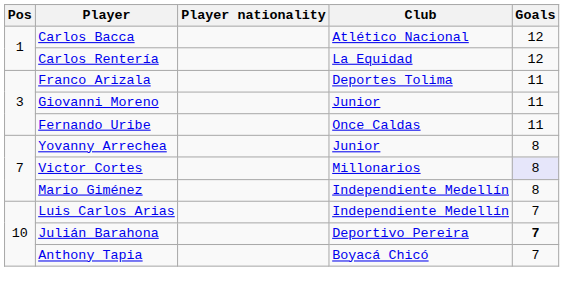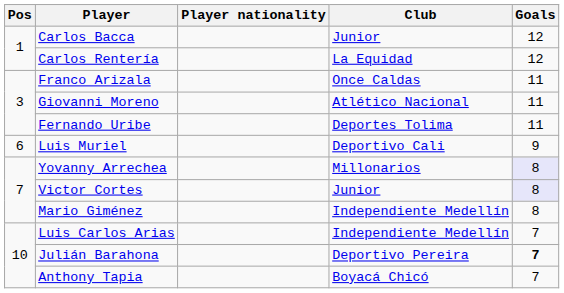(400, 37) Atlético Nacional -> (356, 37) Junior
(392, 81) Deportes Tolima -> (376, 81) Once Caldas
(356, 103) Junior -> (400, 103) Atlético Nacional
(376, 125) Once Caldas -> (392, 125) Deportes Tolima
+ row: (82, 146)
(356, 146) Junior -> (376, 168) Millonarios
(535, 146) no background -> (535, 168) lavender background
(376, 168) Millonarios -> (356, 190) Junior
